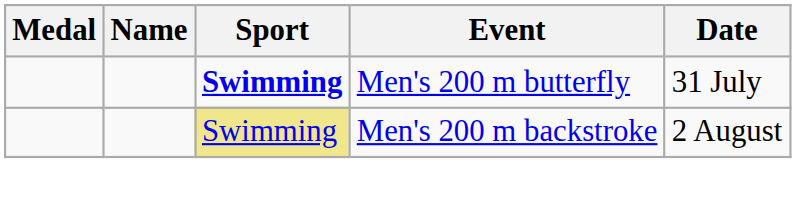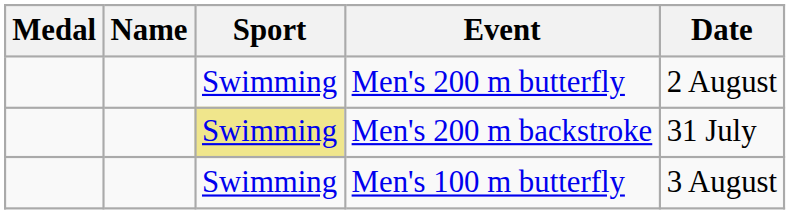(272, 81) bold -> (270, 81) normal
(717, 81) 31 July -> (722, 81) 2 August
(727, 131) 2 August -> (712, 131) 31 July
+ row: (488, 182)
